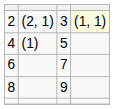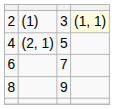(38, 21) (2, 1) -> (30, 21) (1)
(30, 43) (1) -> (38, 43) (2, 1)
